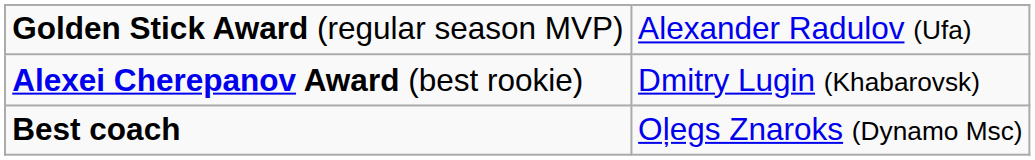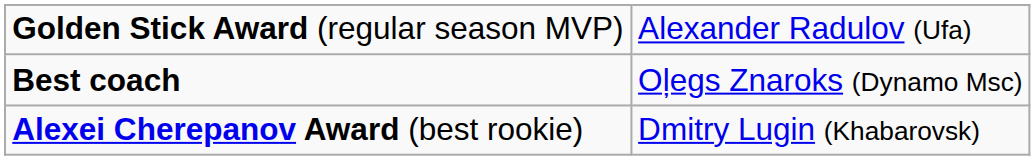rows swapped: (96, 129) <-> (298, 79)
